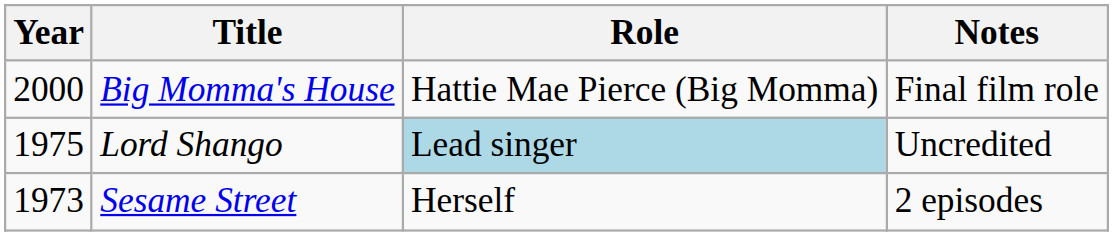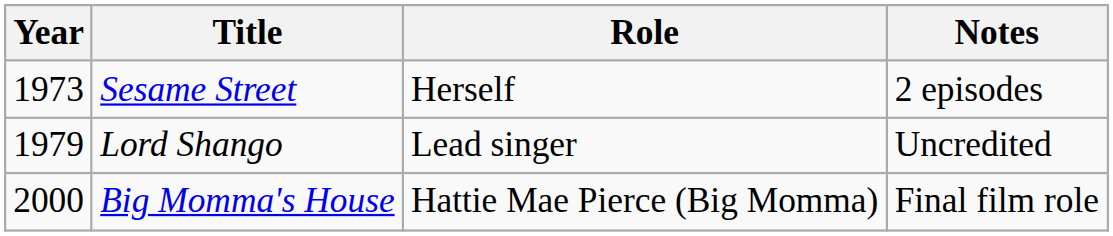rows swapped: (198, 200) <-> (247, 88)
(49, 144) 1975 -> (49, 144) 1979
(494, 144) lightblue background -> (494, 144) no background
